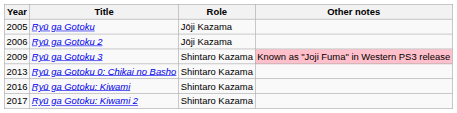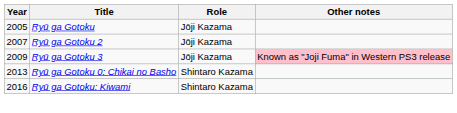(17, 42) 2006 -> (17, 42) 2007
(217, 57) Shintaro Kazama -> (206, 57) Jōji Kazama
- row: (85, 101)
